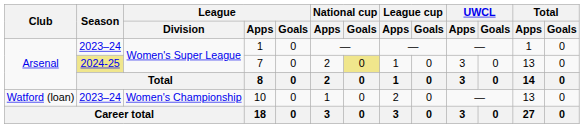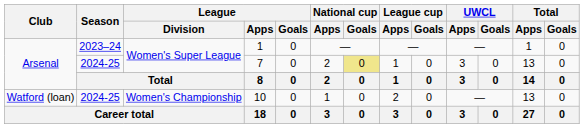(100, 64) khaki background -> (100, 64) no background
(100, 98) 2023–24 -> (100, 98) 2024-25
